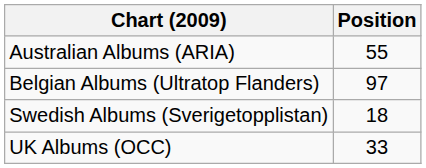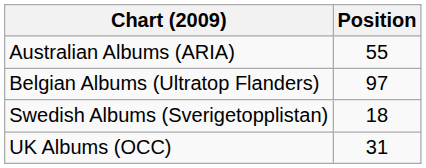(377, 147) 33 -> (377, 147) 31
